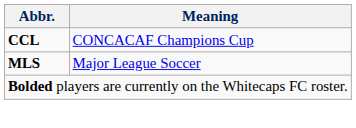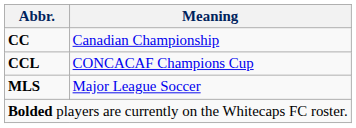+ row: (19, 39)
